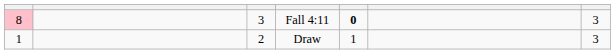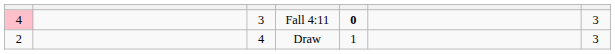(19, 19) 8 -> (19, 19) 4
(19, 39) 1 -> (19, 39) 2
(261, 39) 2 -> (261, 39) 4
